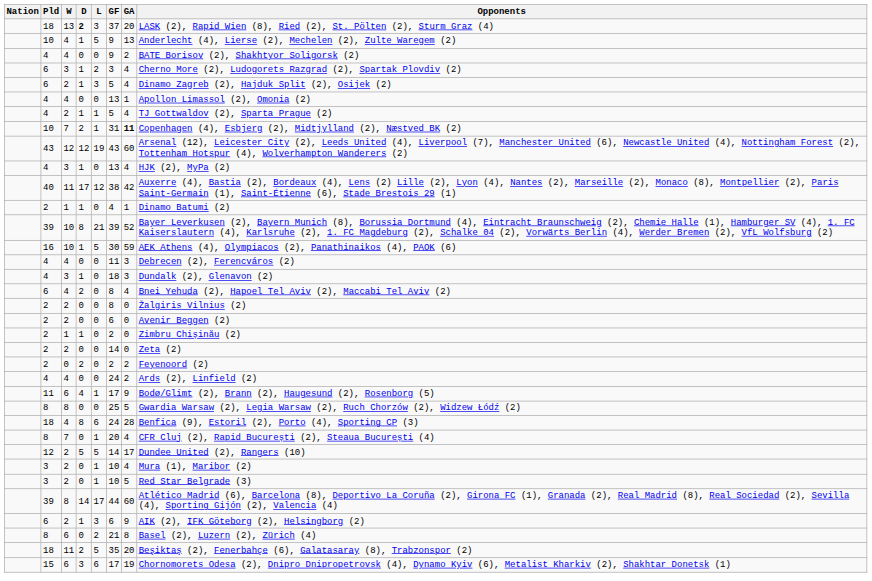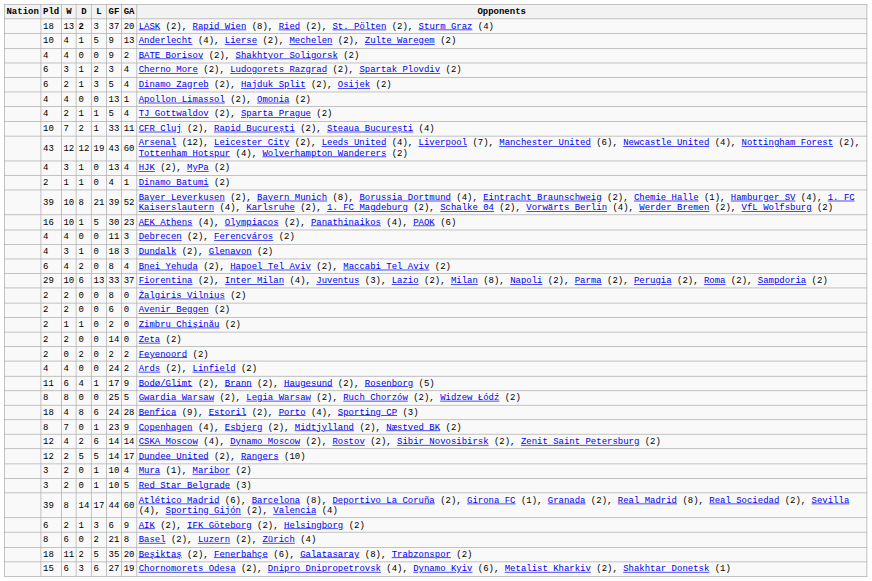(114, 129) 31 -> (114, 129) 33
(129, 129) bold -> (129, 129) normal
(300, 129) Copenhagen (4), Esbjerg (2), Midtjylland (2), Næstved BK (2) -> (287, 129) CFR Cluj (2), Rapid București (2), Steaua București (4)
- row: (48, 188)
(129, 247) 59 -> (129, 222) 23
+ row: (48, 281)
(114, 437) 20 -> (114, 427) 23
(126, 437) 4 -> (126, 427) 9
(287, 437) CFR Cluj (2), Rapid București (2), Steaua București (4) -> (300, 427) Copenhagen (4), Esbjerg (2), Midtjylland (2), Næstved BK (2)
+ row: (48, 442)
(114, 565) 17 -> (114, 569) 27
